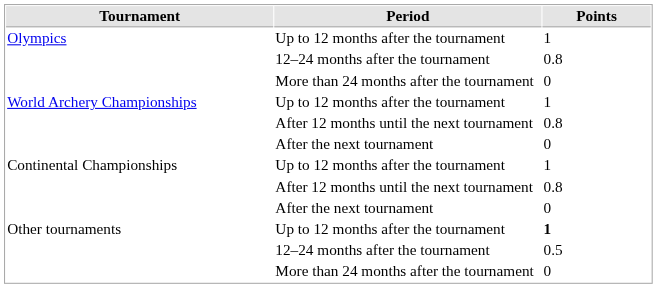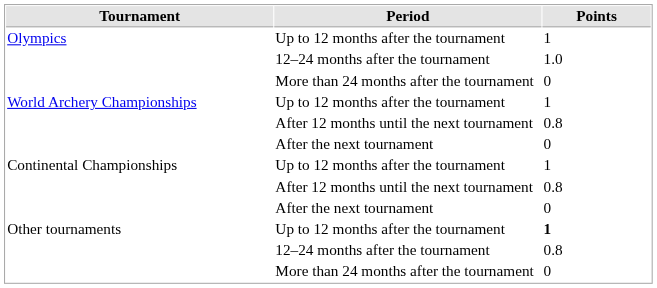(553, 59) 0.8 -> (553, 59) 1.0
(553, 250) 0.5 -> (553, 250) 0.8
